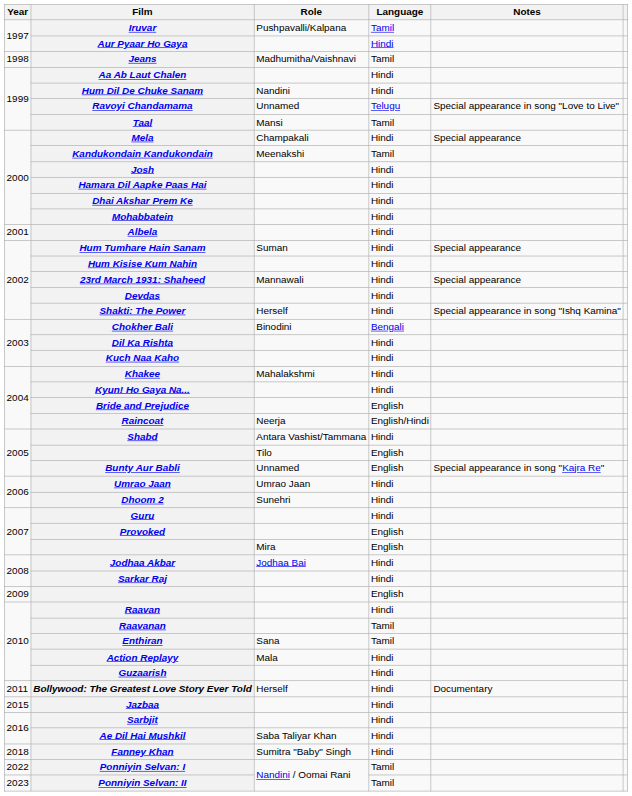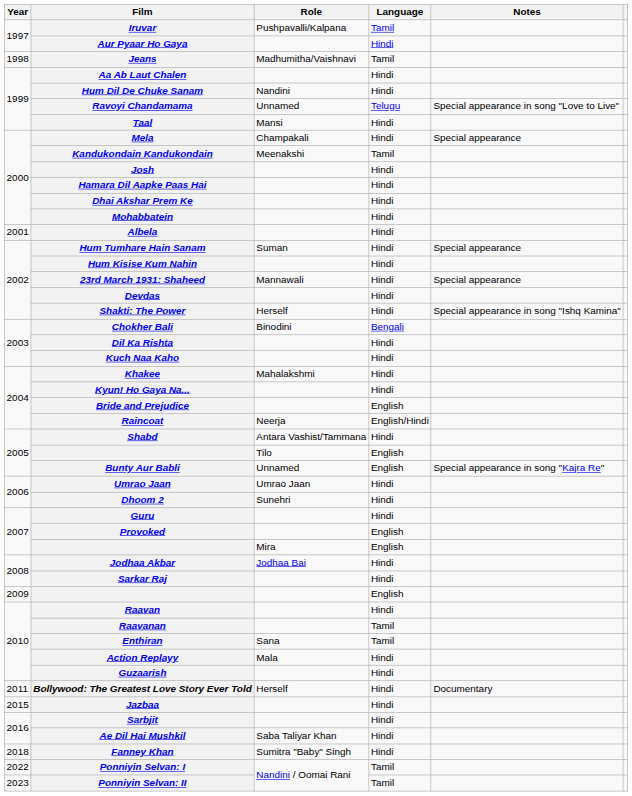(383, 122) Tamil -> (382, 122) Hindi
